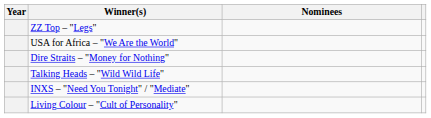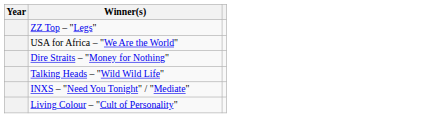- column: (322, 12)
